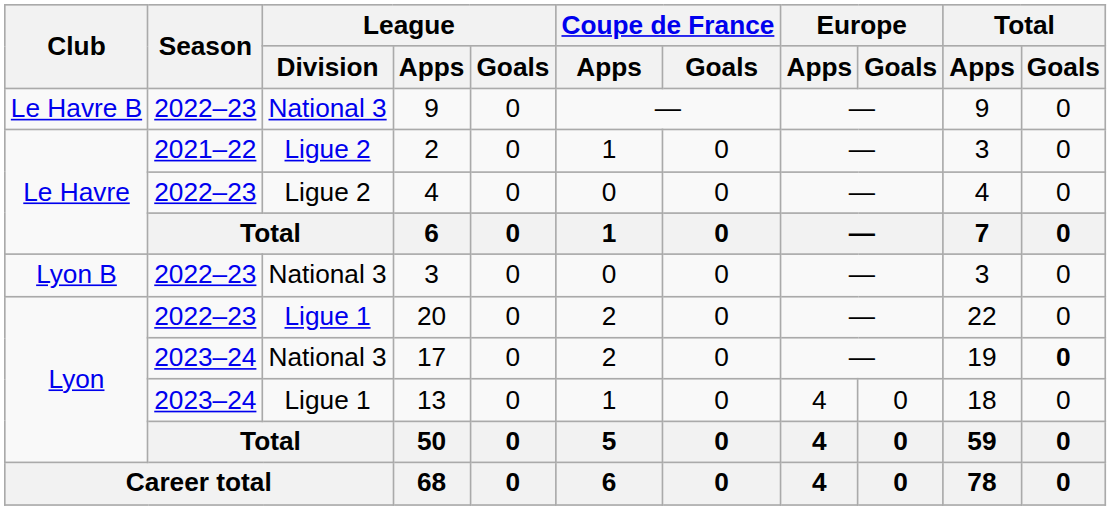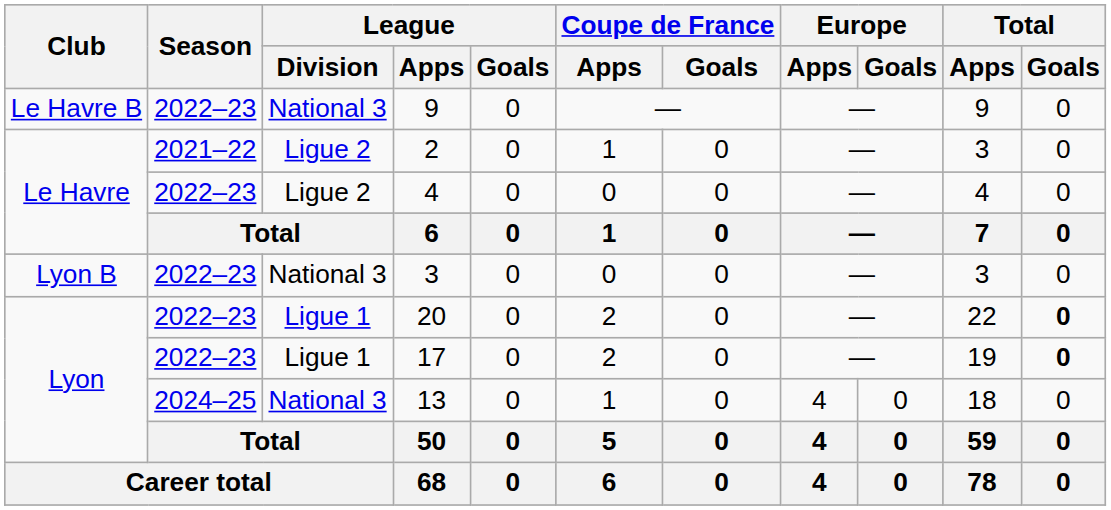(1063, 316) normal -> (1063, 316) bold
(205, 358) 2023–24 -> (205, 358) 2022–23
(328, 358) National 3 -> (328, 358) Ligue 1
(205, 399) 2023–24 -> (205, 399) 2024–25
(328, 399) Ligue 1 -> (328, 399) National 3
